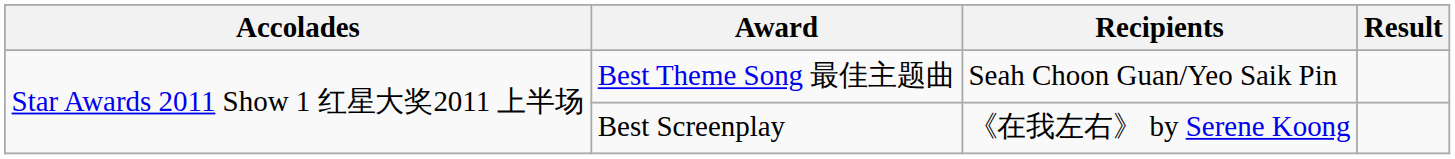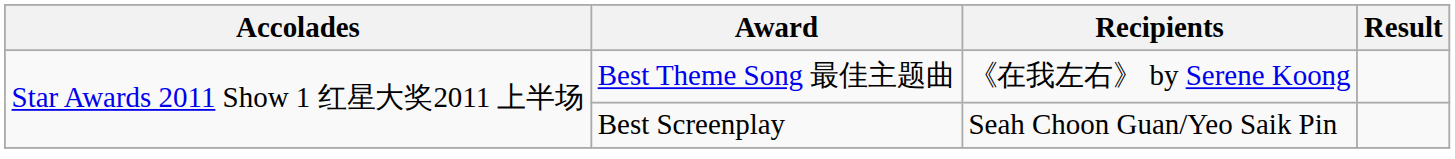(1153, 76) Seah Choon Guan/Yeo Saik Pin -> (1160, 75) 《在我左右》 by Serene Koong
(1160, 126) 《在我左右》 by Serene Koong -> (1153, 124) Seah Choon Guan/Yeo Saik Pin
